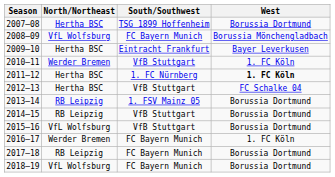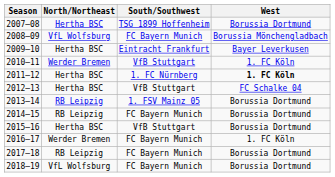(164, 114) VfB Stuttgart -> (164, 114) FC Bayern Munich
(79, 127) VfL Wolfsburg -> (79, 127) Hertha BSC
